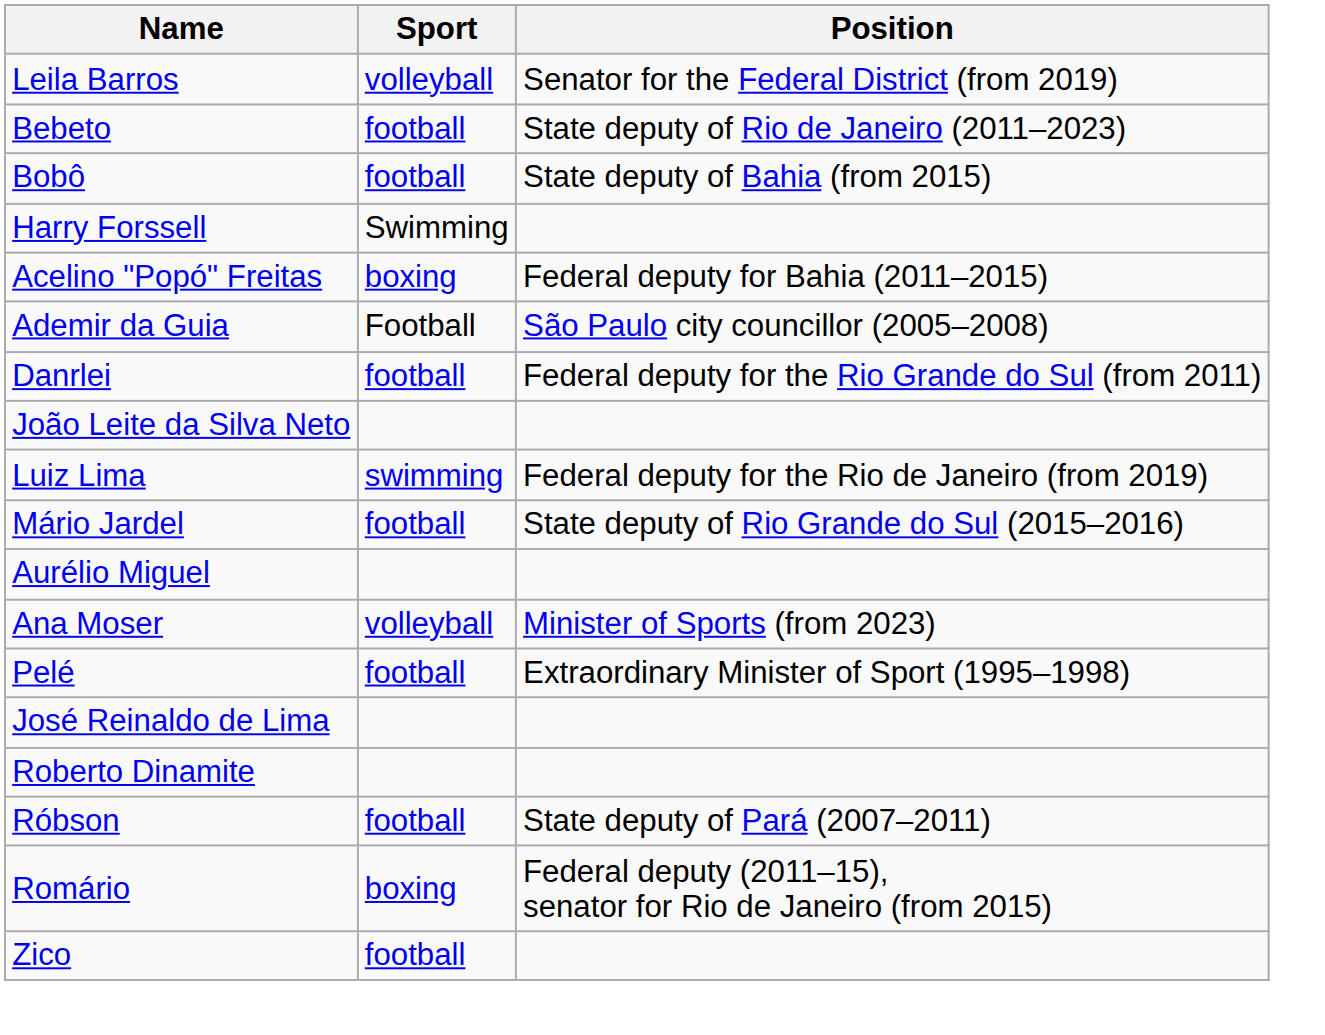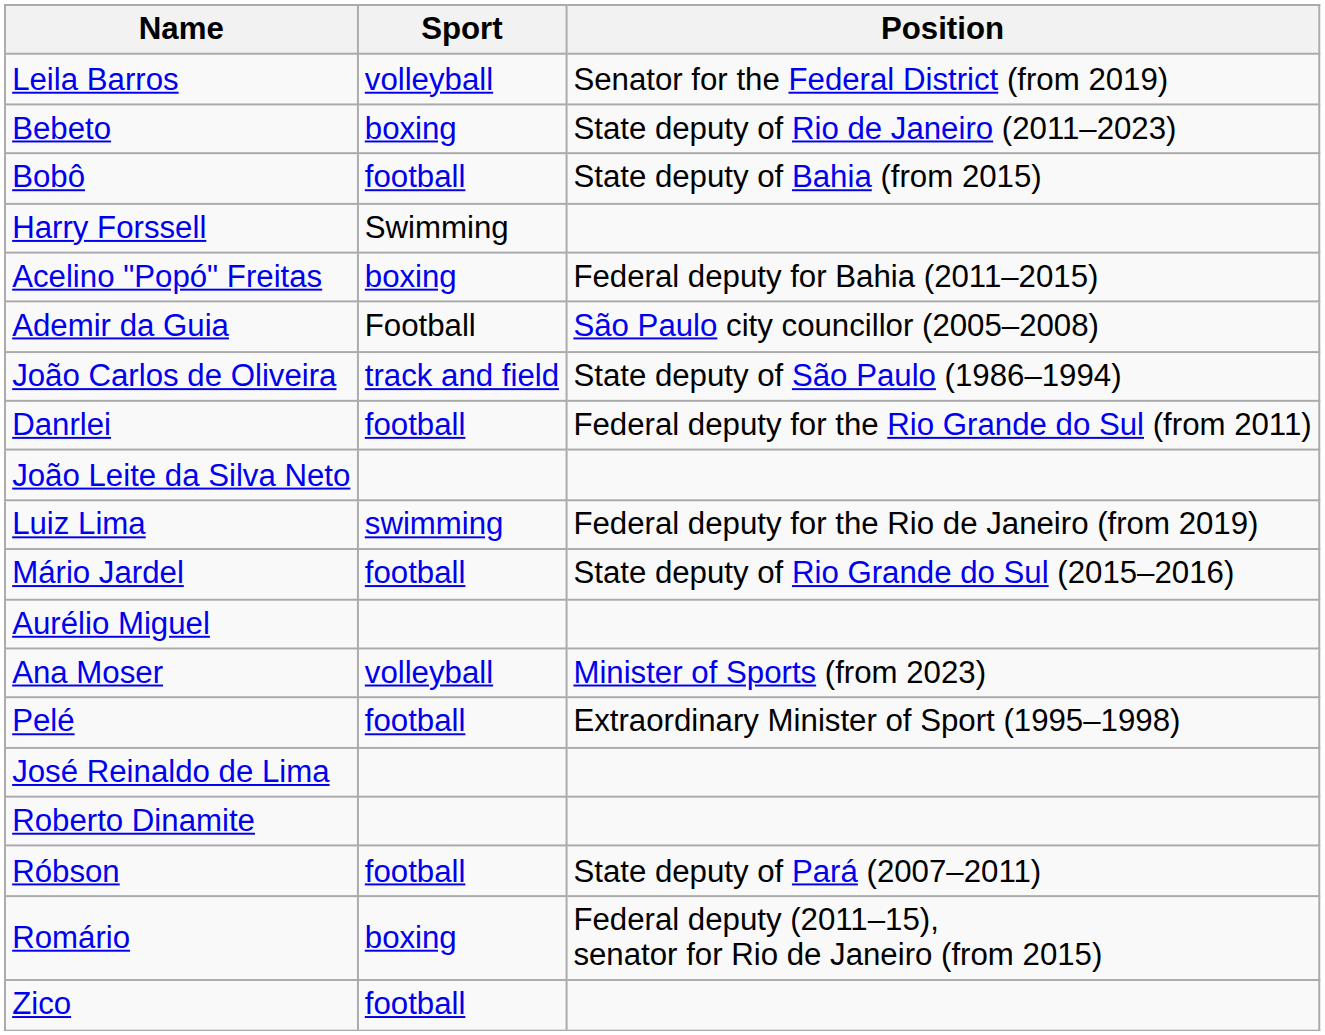(415, 128) football -> (411, 128) boxing
+ row: (174, 375)
